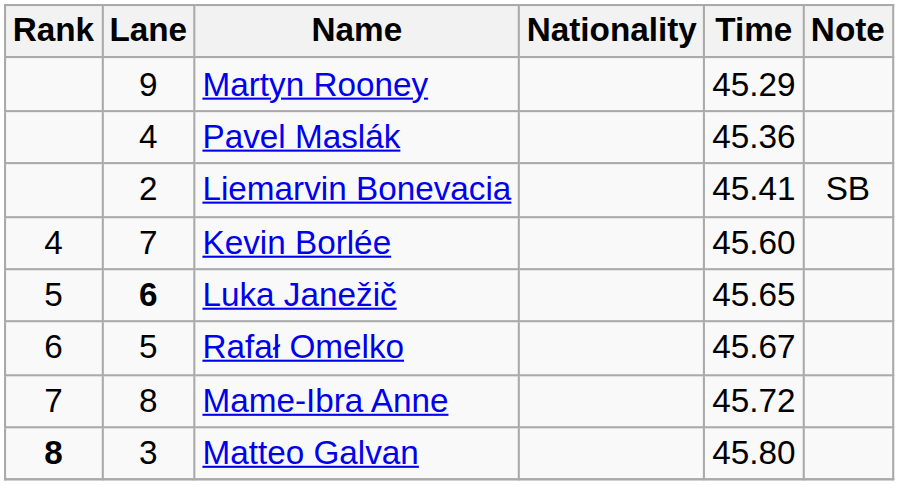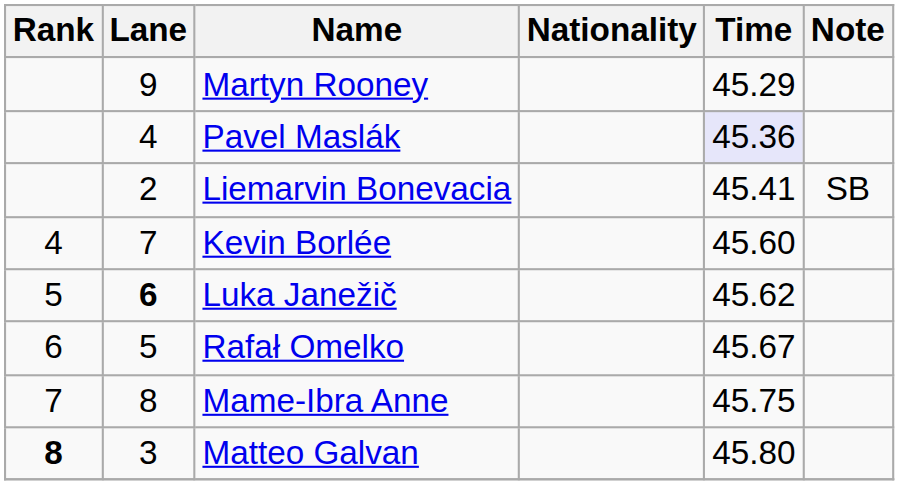(754, 136) no background -> (754, 136) lavender background
(754, 294) 45.65 -> (754, 294) 45.62
(754, 400) 45.72 -> (754, 400) 45.75
